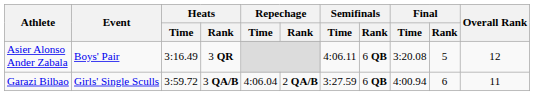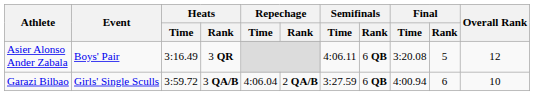(495, 81) 11 -> (495, 81) 10
